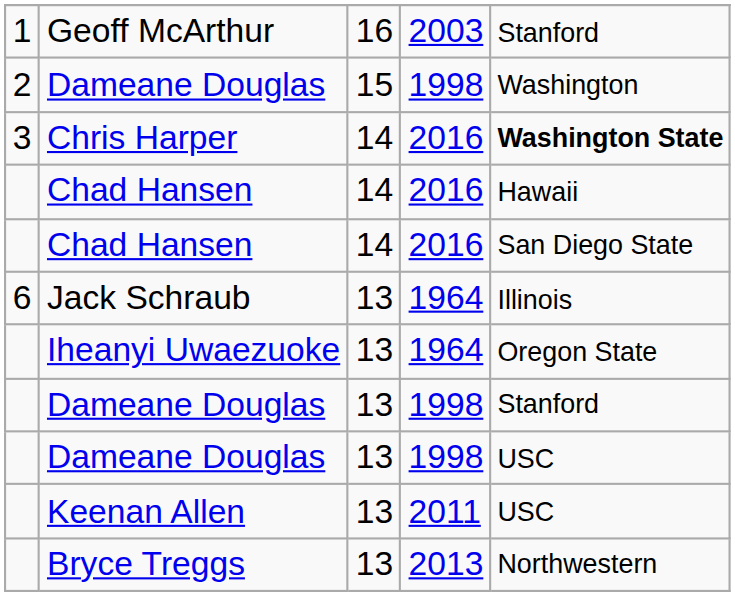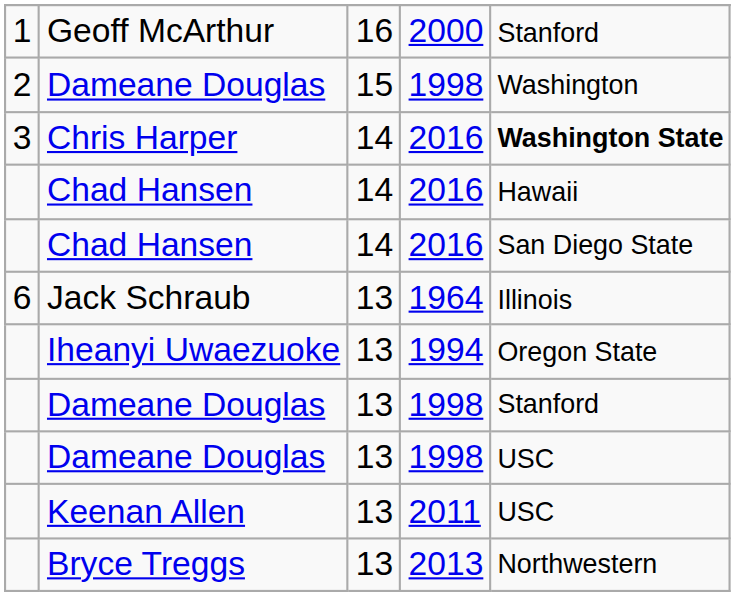(446, 31) 2003 -> (446, 31) 2000
(446, 350) 1964 -> (446, 350) 1994
